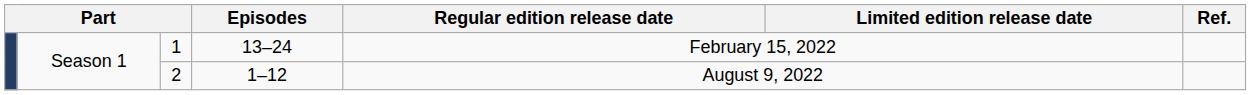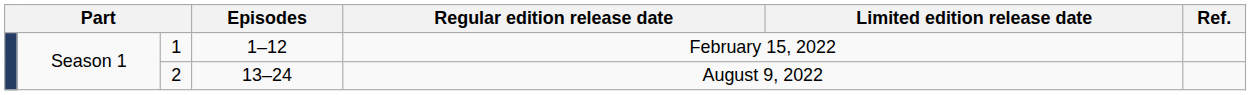(267, 47) 13–24 -> (267, 47) 1–12
(267, 75) 1–12 -> (267, 75) 13–24
